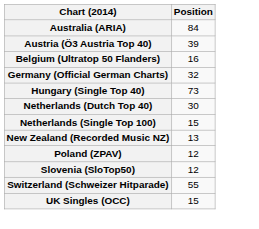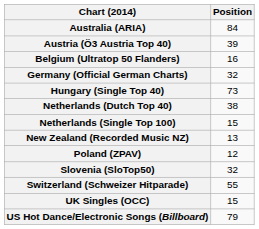(193, 106) 30 -> (232, 106) 38
(193, 169) 12 -> (232, 169) 32
+ row: (107, 216)
